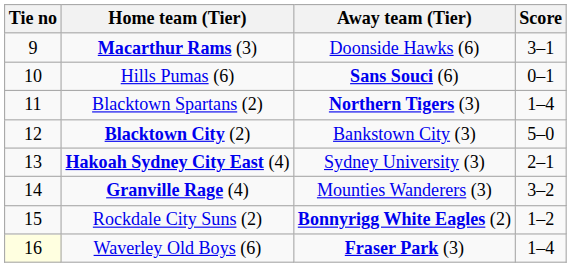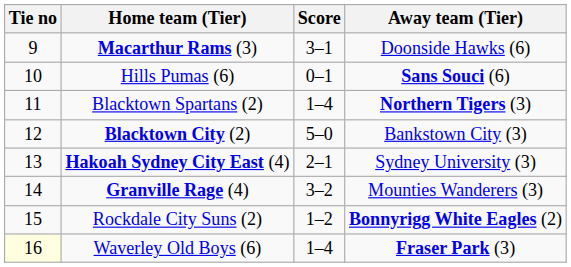columns swapped: (541, 18) <-> (404, 18)
